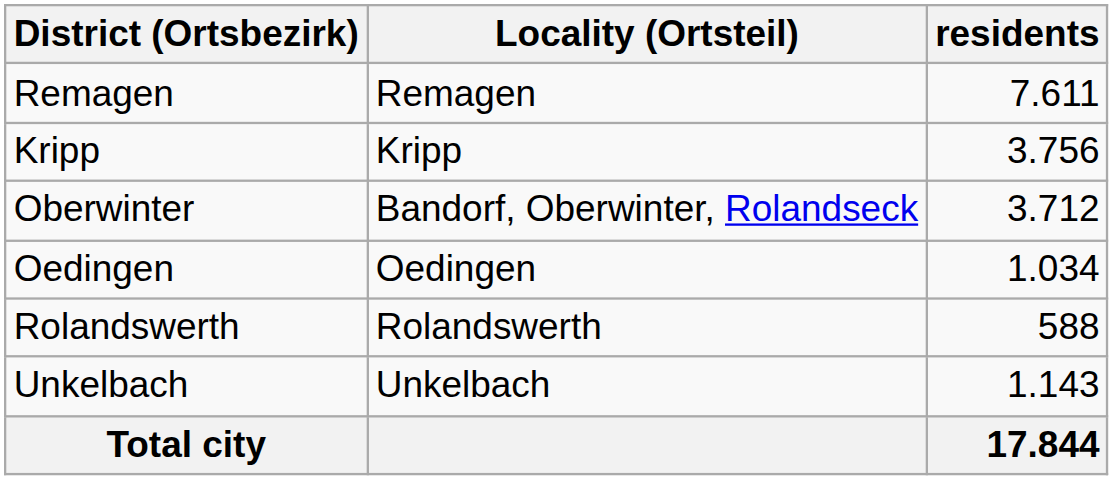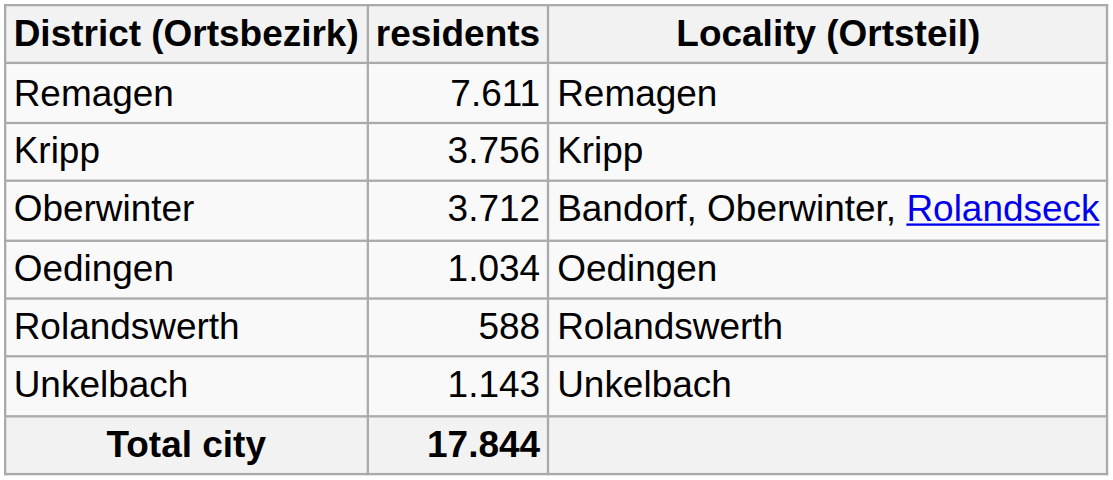columns swapped: (647, 33) <-> (1017, 33)
